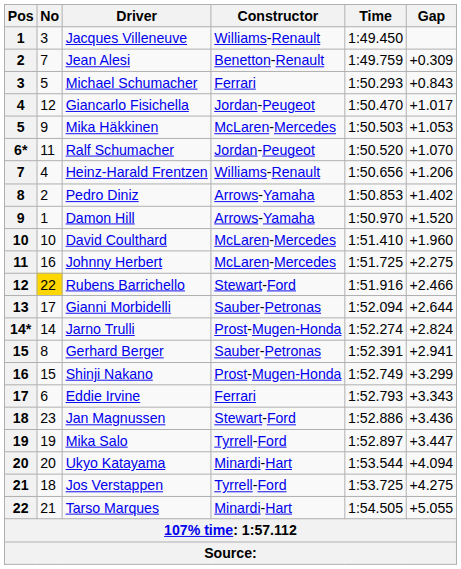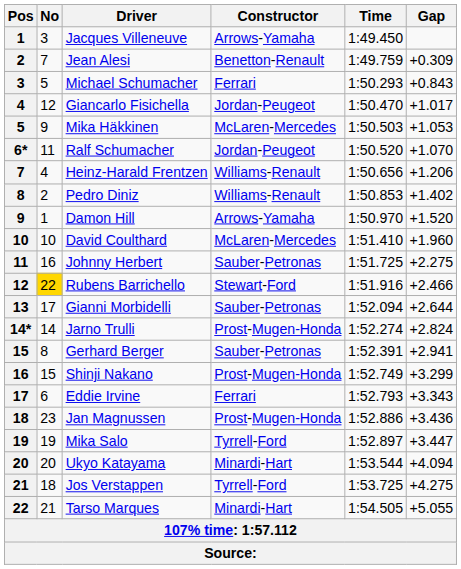(267, 38) Williams-Renault -> (264, 38) Arrows-Yamaha
(264, 195) Arrows-Yamaha -> (267, 195) Williams-Renault
(275, 262) McLaren-Mercedes -> (268, 262) Sauber-Petronas
(255, 419) Stewart-Ford -> (278, 419) Prost-Mugen-Honda
